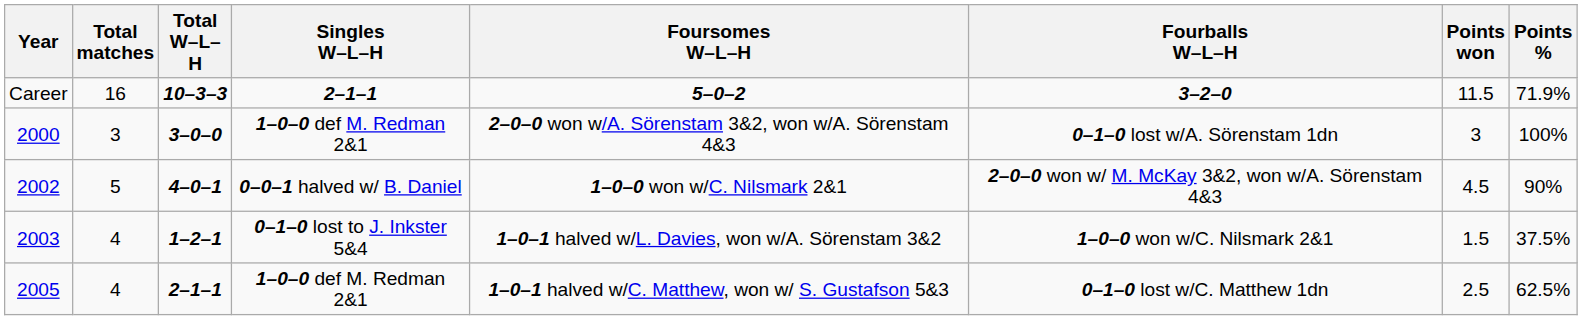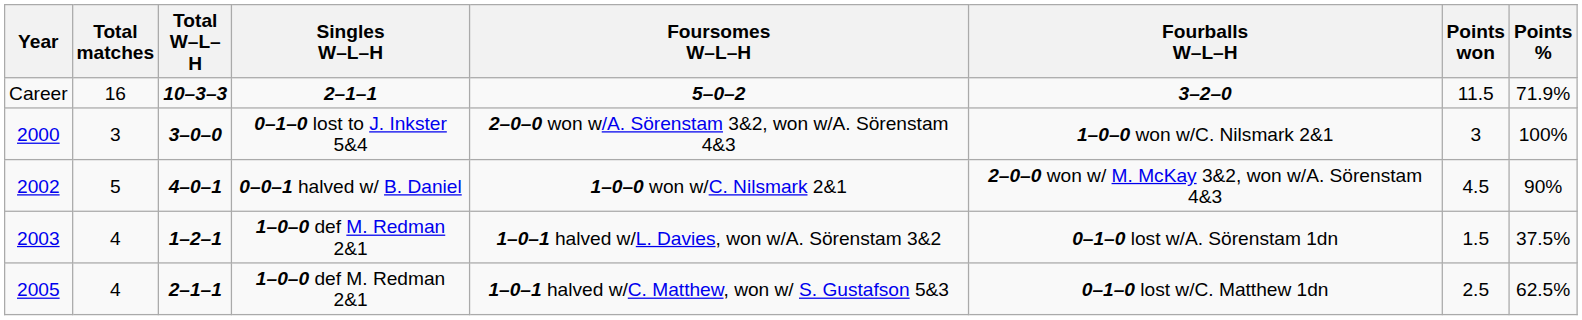(351, 134) 1–0–0 def M. Redman 2&1 -> (351, 134) 0–1–0 lost to J. Inkster 5&4
(1205, 134) 0–1–0 lost w/A. Sörenstam 1dn -> (1205, 134) 1–0–0 won w/C. Nilsmark 2&1
(351, 238) 0–1–0 lost to J. Inkster 5&4 -> (351, 238) 1–0–0 def M. Redman 2&1
(1205, 238) 1–0–0 won w/C. Nilsmark 2&1 -> (1205, 238) 0–1–0 lost w/A. Sörenstam 1dn
